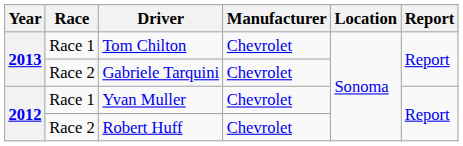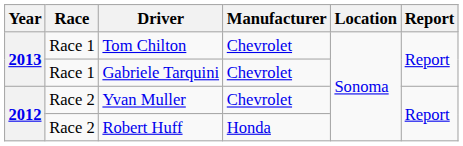(72, 72) Race 2 -> (72, 72) Race 1
(72, 100) Race 1 -> (72, 100) Race 2
(259, 127) Chevrolet -> (249, 127) Honda
